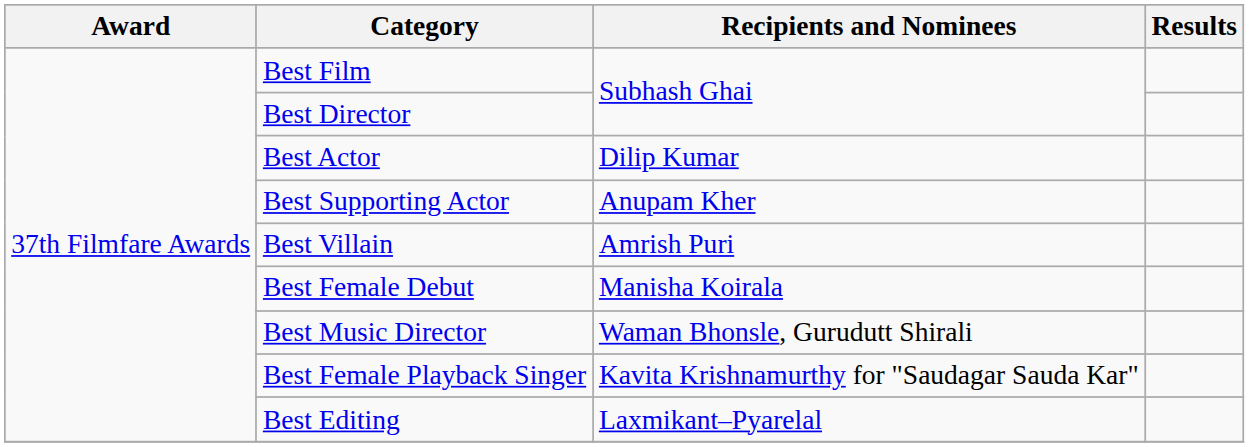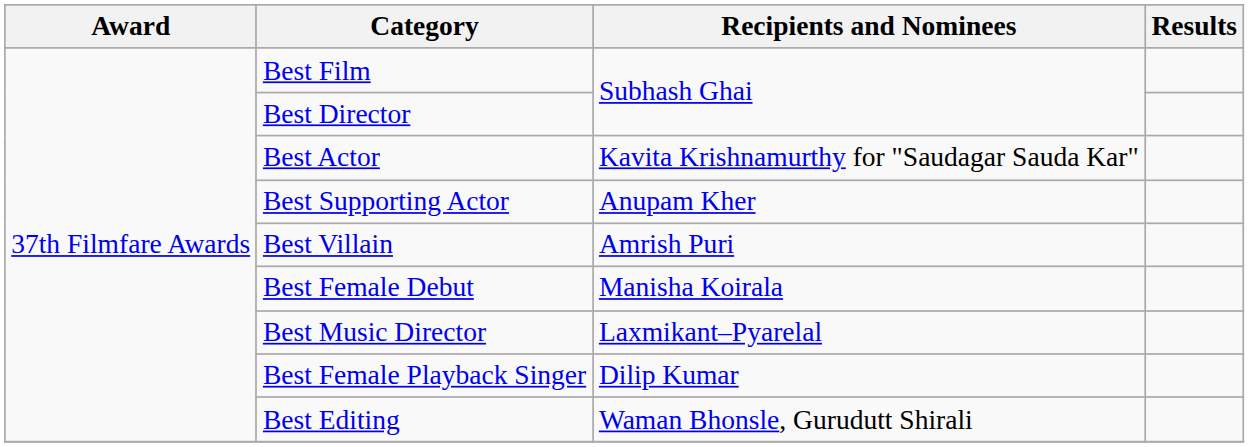(669, 157) Dilip Kumar -> (869, 157) Kavita Krishnamurthy for "Saudagar Sauda Kar"
(786, 331) Waman Bhonsle, Gurudutt Shirali -> (710, 331) Laxmikant–Pyarelal
(869, 375) Kavita Krishnamurthy for "Saudagar Sauda Kar" -> (669, 375) Dilip Kumar
(710, 419) Laxmikant–Pyarelal -> (786, 419) Waman Bhonsle, Gurudutt Shirali
